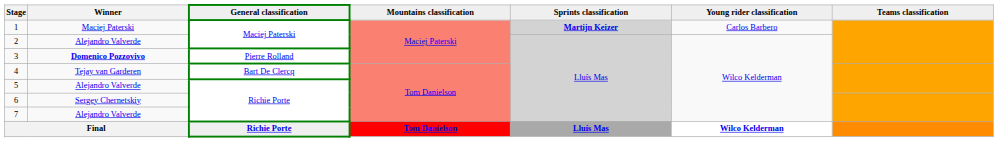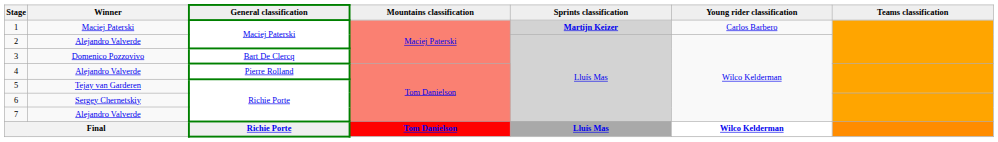(108, 56) bold -> (108, 56) normal
(269, 56) Pierre Rolland -> (269, 56) Bart De Clercq
(108, 71) Tejay van Garderen -> (108, 71) Alejandro Valverde
(269, 71) Bart De Clercq -> (269, 71) Pierre Rolland
(108, 86) Alejandro Valverde -> (108, 86) Tejay van Garderen
